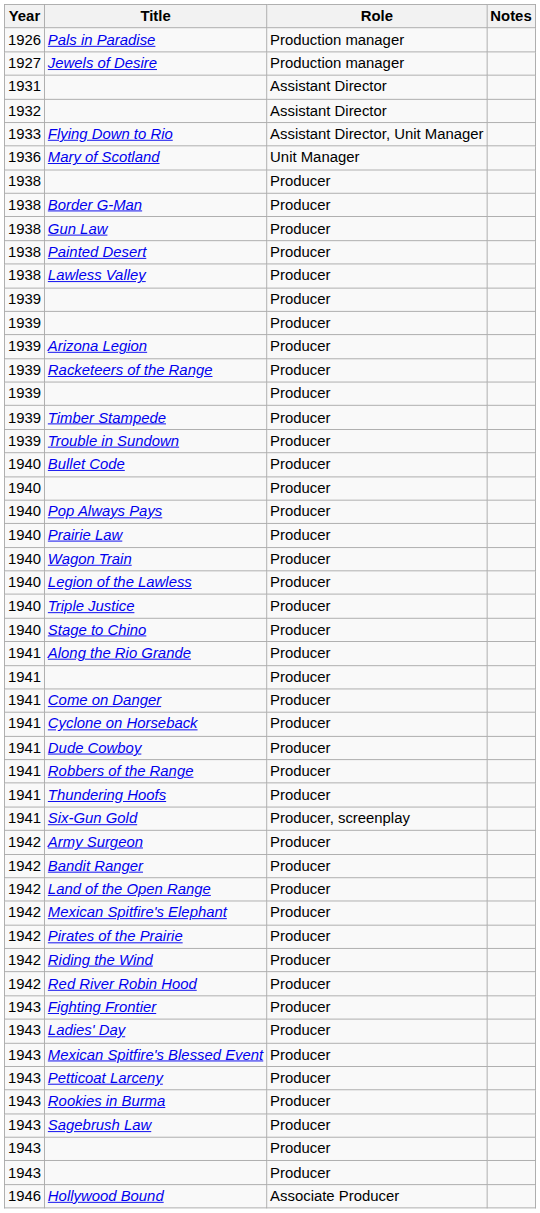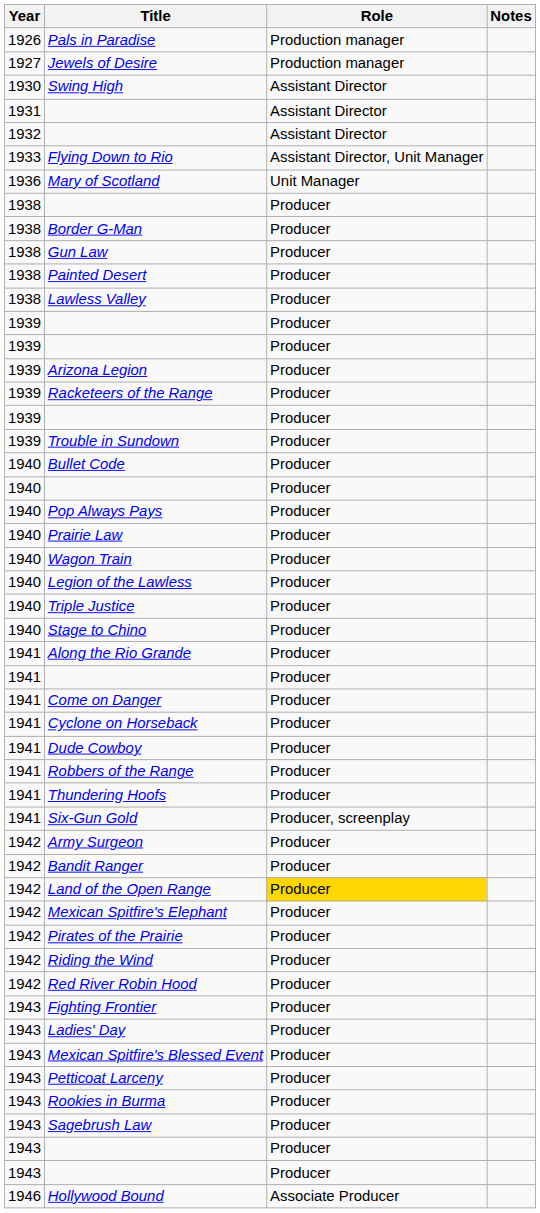+ row: (24, 87)
- row: (24, 417)
(300, 889) no background -> (300, 889) gold background
